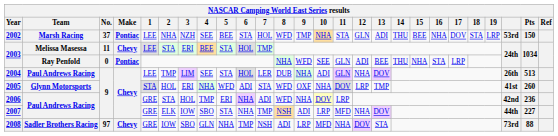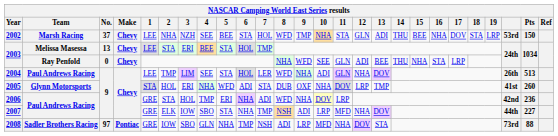(127, 36) Pontiac -> (127, 36) Chevy
(106, 48) 11 -> (106, 48) 13
(127, 61) Pontiac -> (127, 61) Chevy
(284, 74) DUB -> (284, 74) WFD
(284, 86) WFD -> (284, 86) DUB
(127, 124) Chevy -> (127, 124) Pontiac
